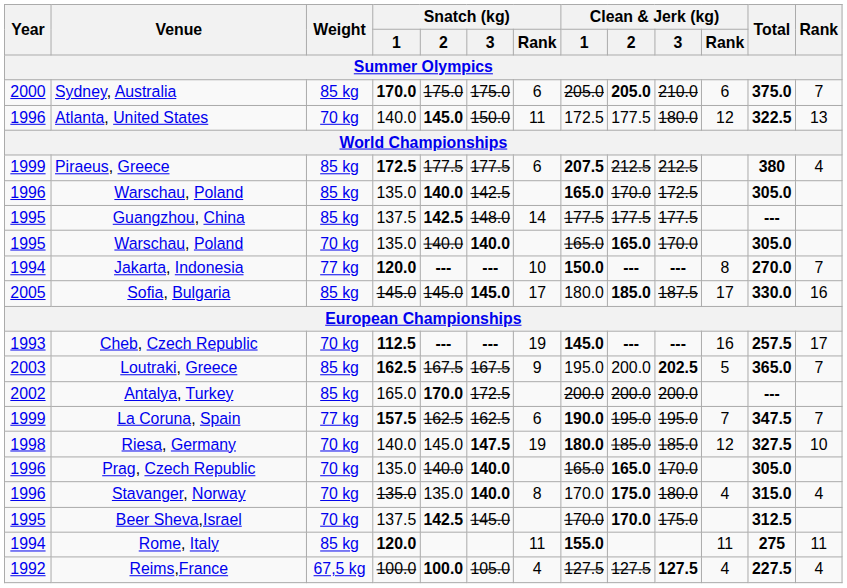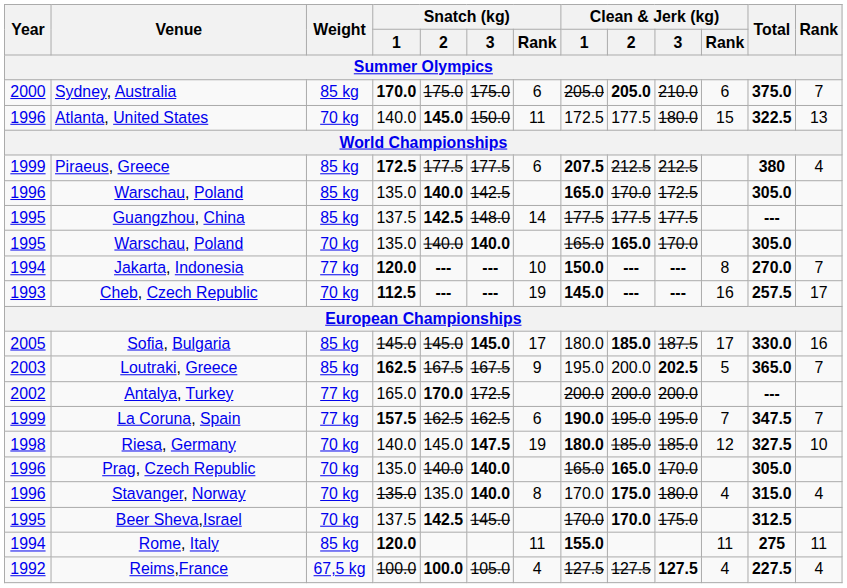(725, 117) 12 -> (725, 117) 15
rows swapped: (28, 343) <-> (28, 293)
(340, 393) 85 kg -> (340, 393) 77 kg
